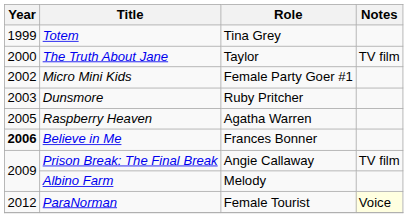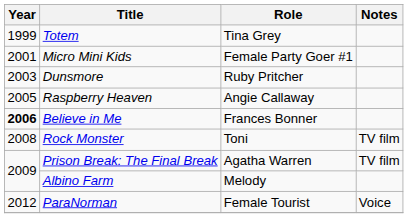- row: (105, 56)
(22, 77) 2002 -> (22, 56) 2001
(268, 118) Agatha Warren -> (269, 98) Angie Callaway
+ row: (83, 139)
(269, 160) Angie Callaway -> (268, 160) Agatha Warren
(375, 202) lightyellow background -> (375, 202) no background
